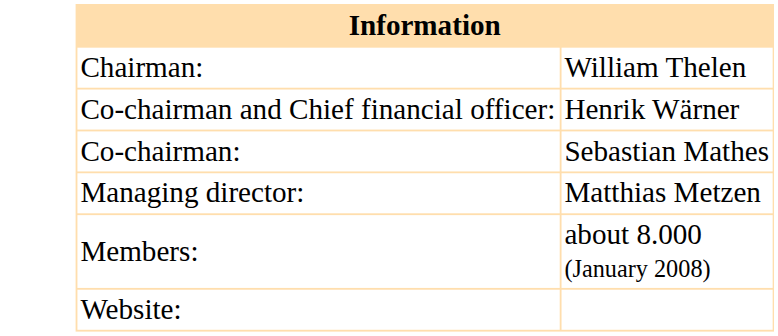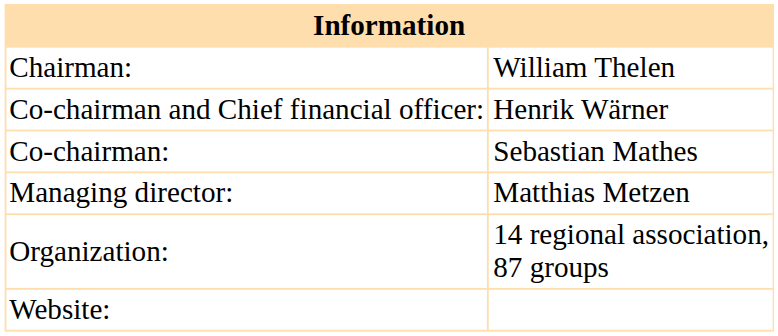- row: (139, 251)
+ row: (89, 251)
